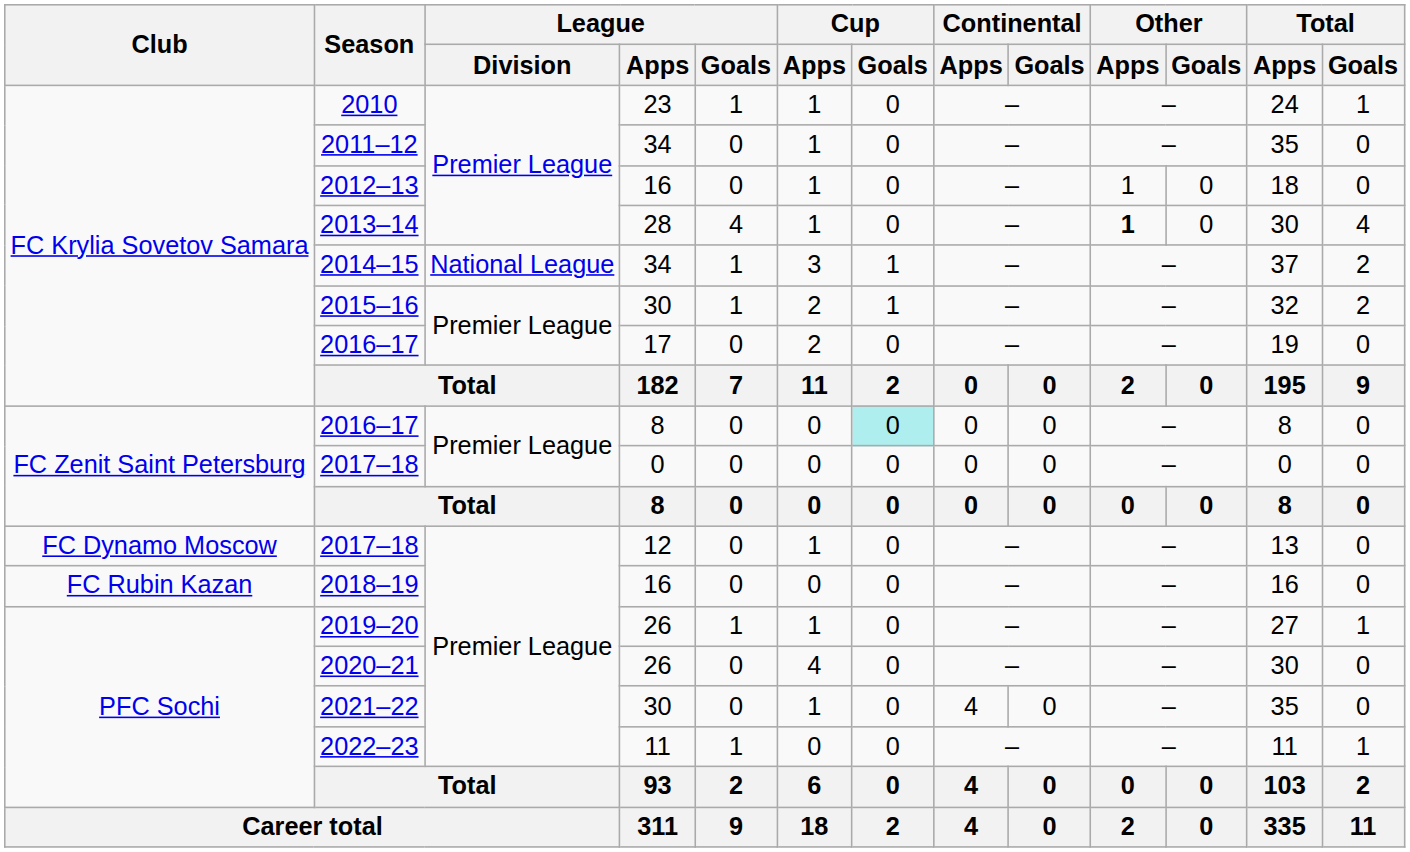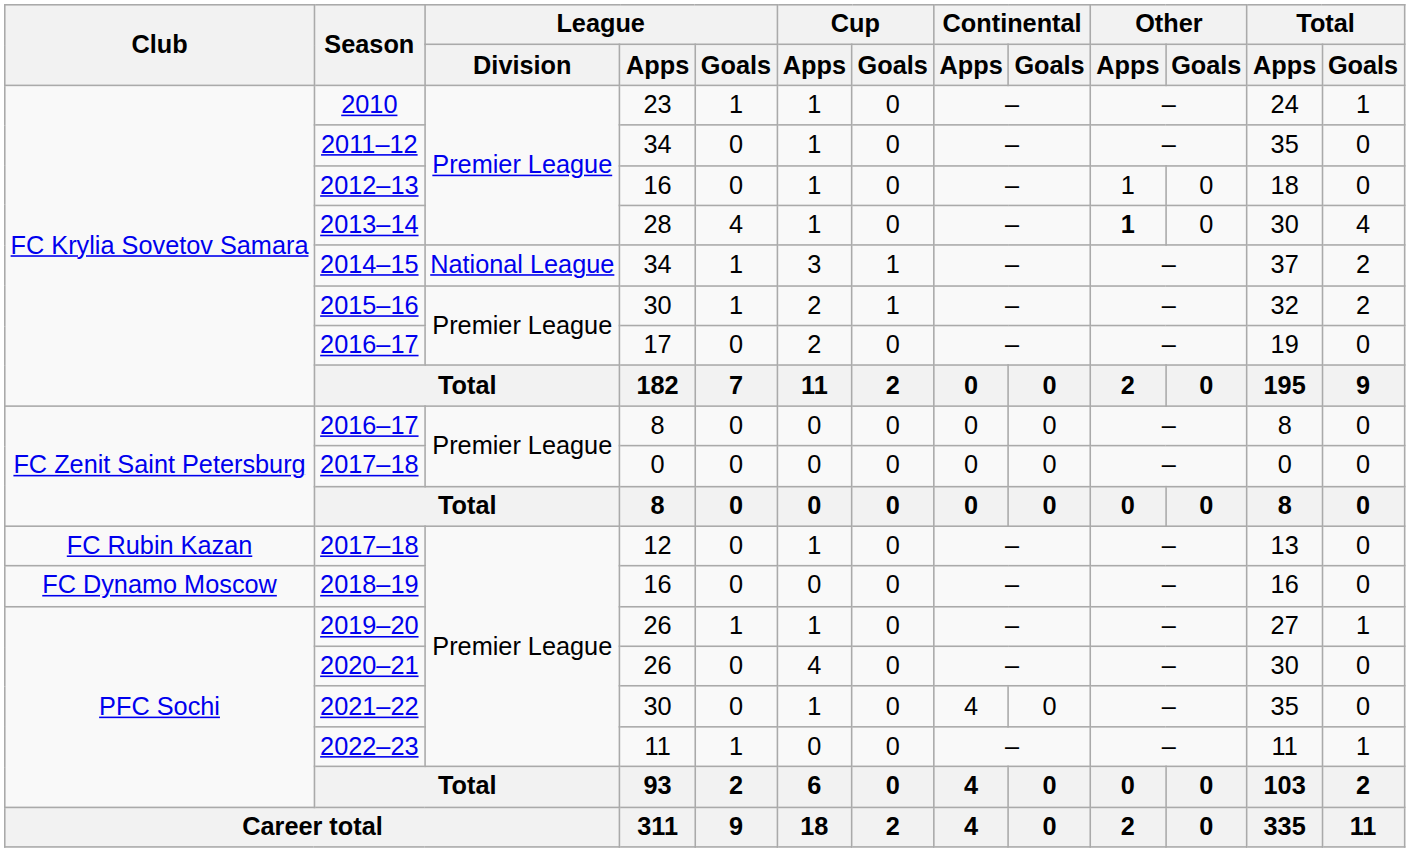(893, 425) paleturquoise background -> (893, 425) no background
(160, 545) FC Dynamo Moscow -> (160, 545) FC Rubin Kazan
(160, 585) FC Rubin Kazan -> (160, 585) FC Dynamo Moscow
